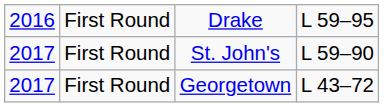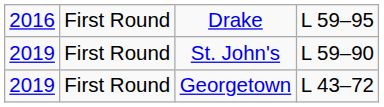(32, 53) 2017 -> (32, 53) 2019
(32, 85) 2017 -> (32, 85) 2019
